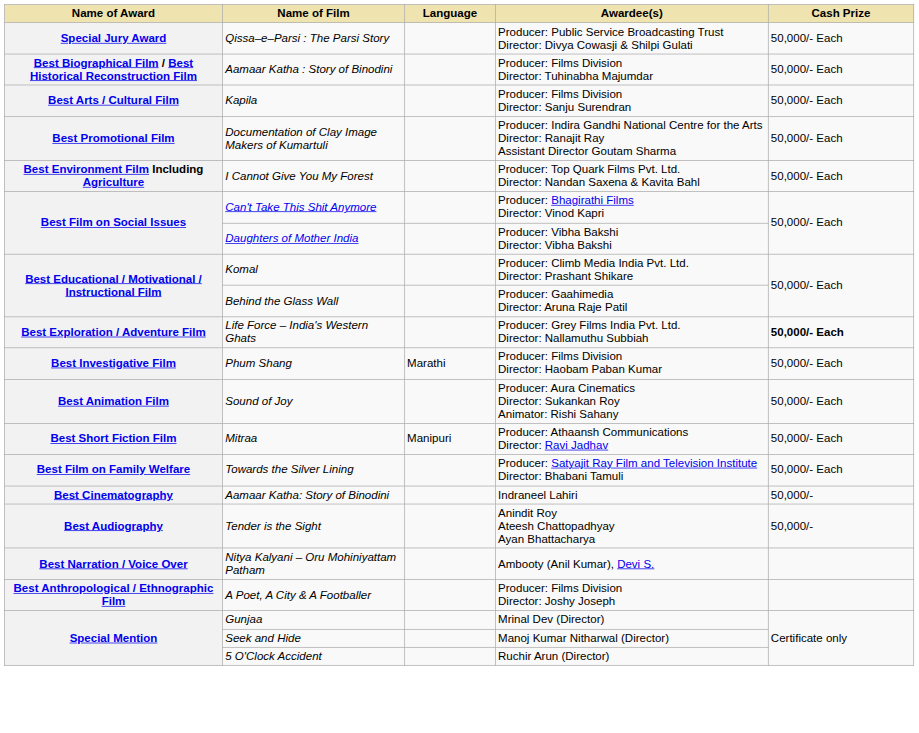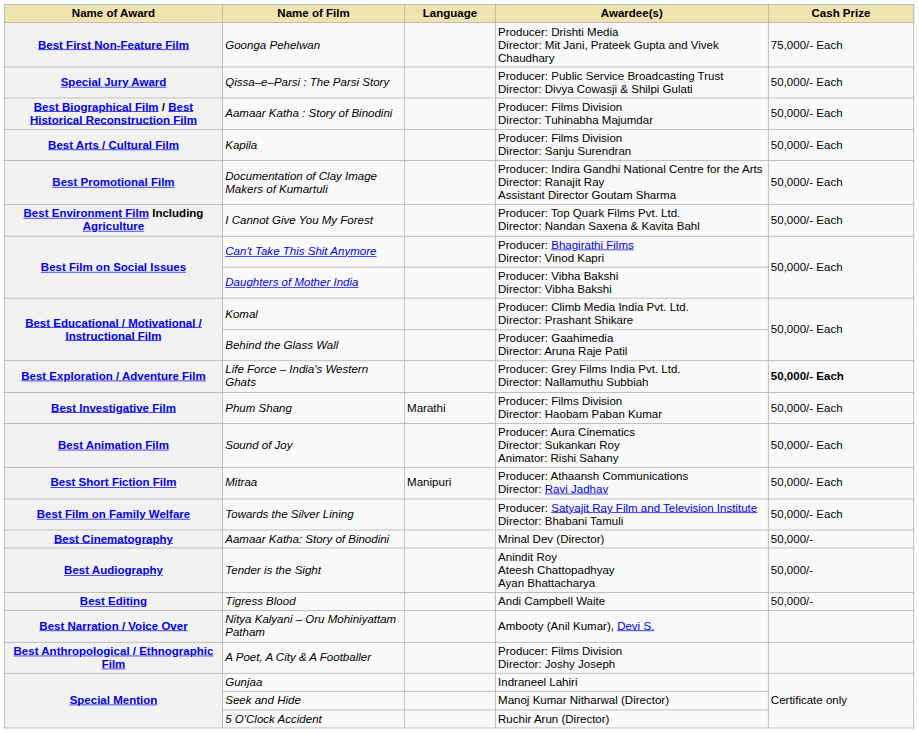+ row: (273, 44)
(538, 495) Indraneel Lahiri -> (551, 539) Mrinal Dev (Director)
+ row: (260, 601)
(551, 619) Mrinal Dev (Director) -> (538, 682) Indraneel Lahiri
